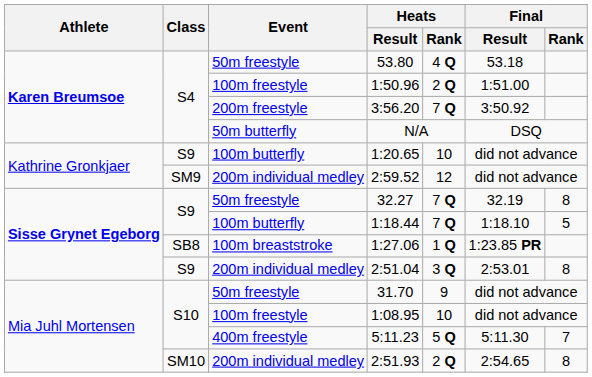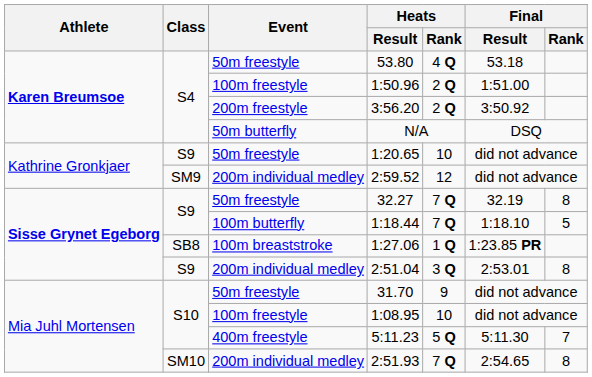(444, 108) 7 Q -> (444, 108) 2 Q
(258, 154) 100m butterfly -> (256, 154) 50m freestyle
(444, 361) 2 Q -> (444, 361) 7 Q
